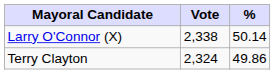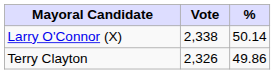(201, 58) 2,324 -> (201, 58) 2,326
